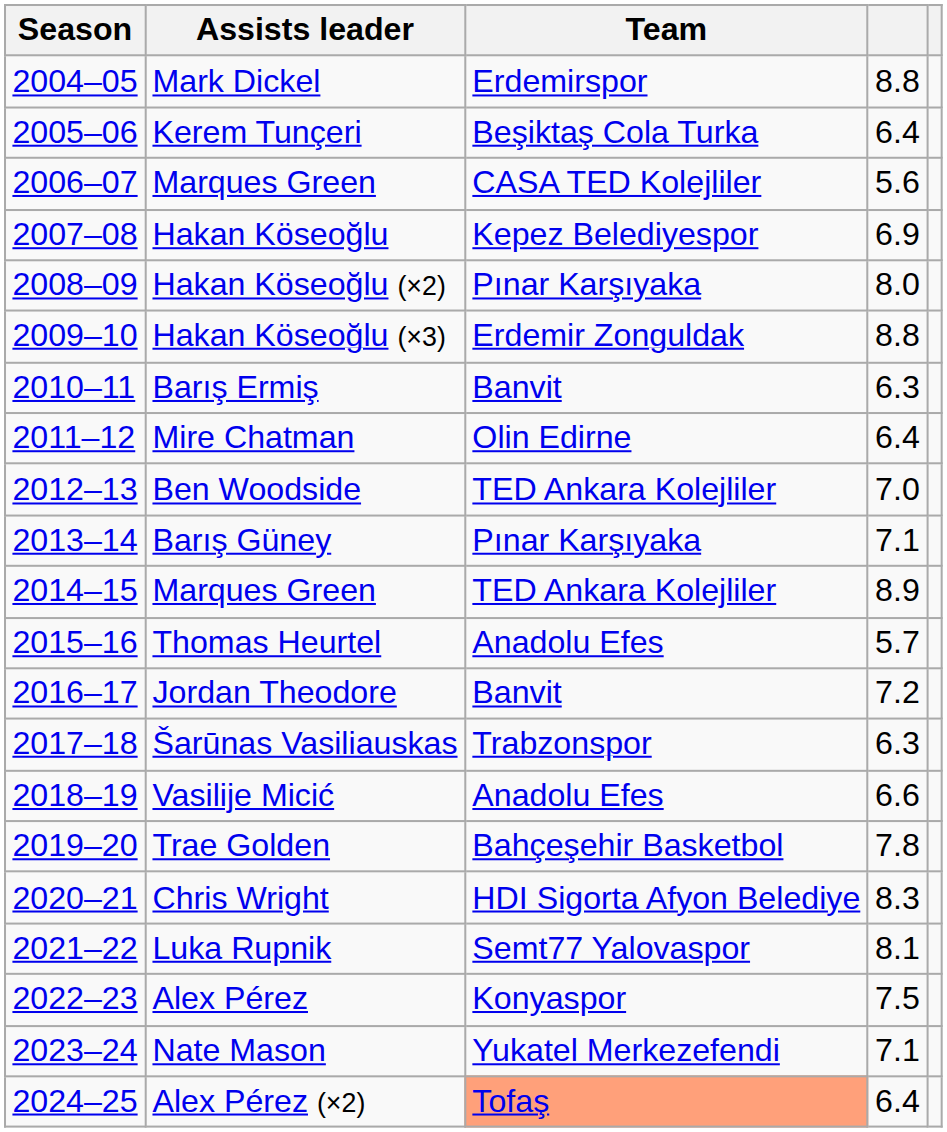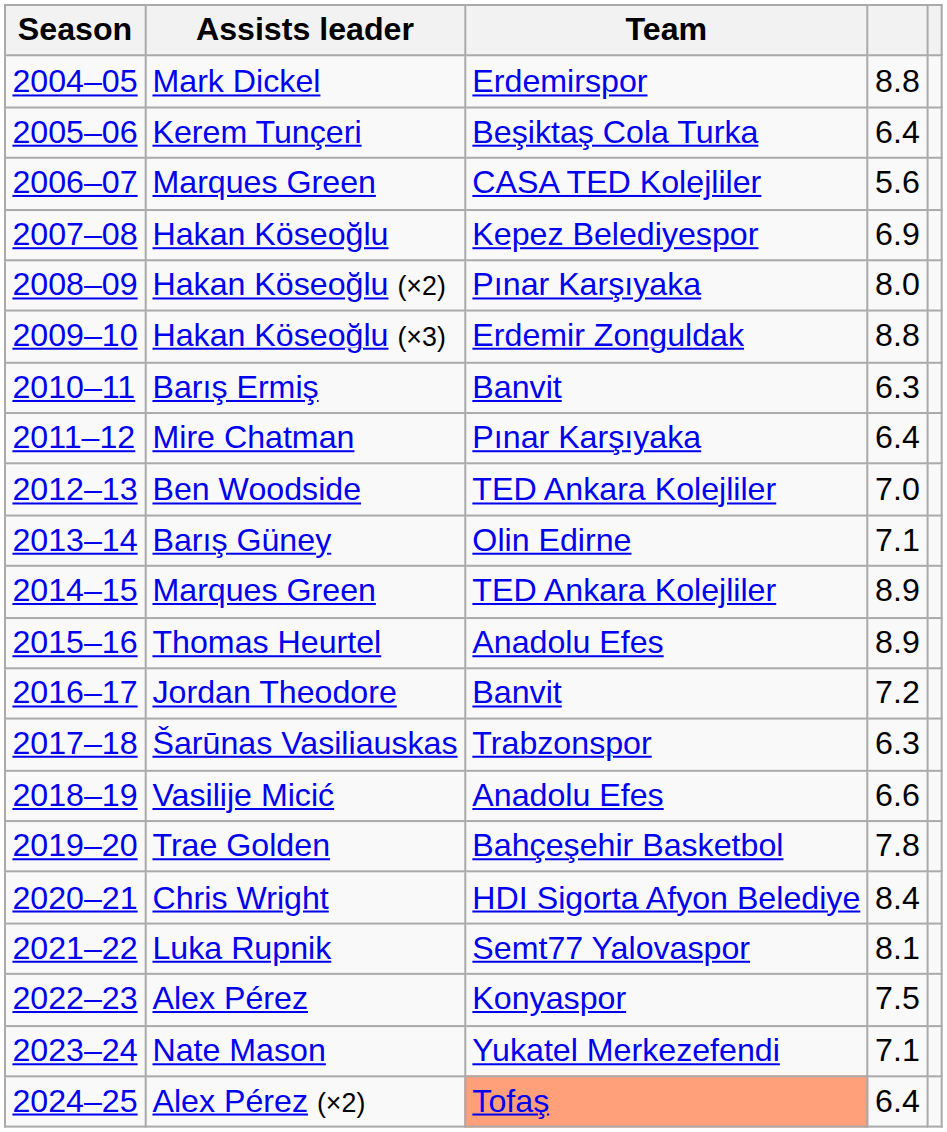(552, 438) Olin Edirne -> (587, 438) Pınar Karşıyaka
(587, 540) Pınar Karşıyaka -> (552, 540) Olin Edirne
(897, 642) 5.7 -> (897, 642) 8.9
(897, 897) 8.3 -> (897, 897) 8.4
